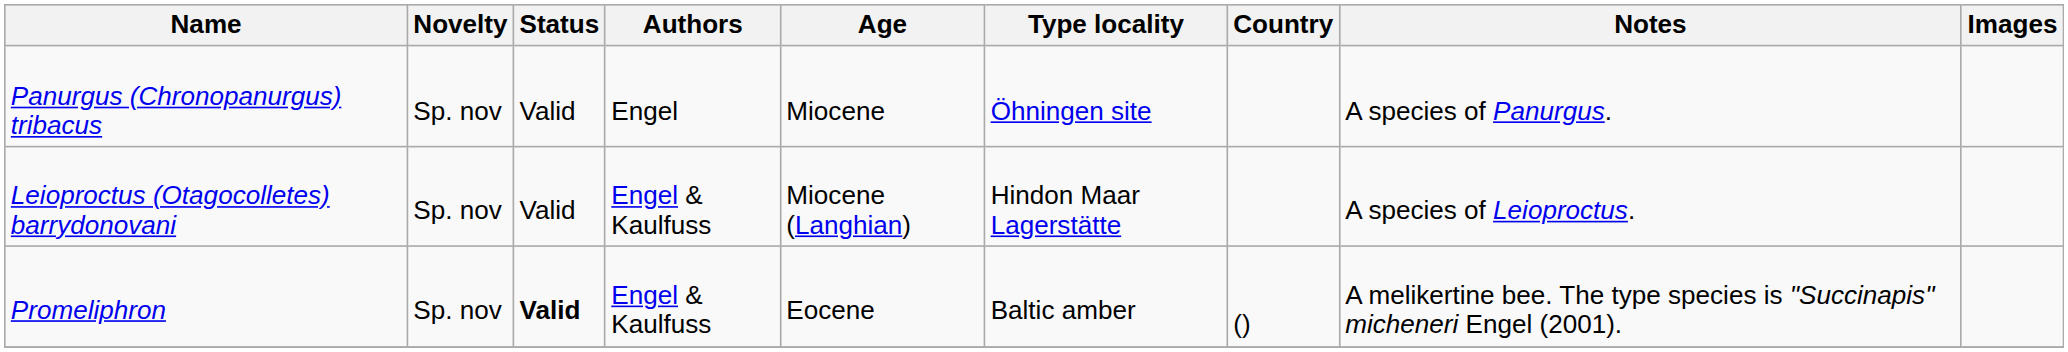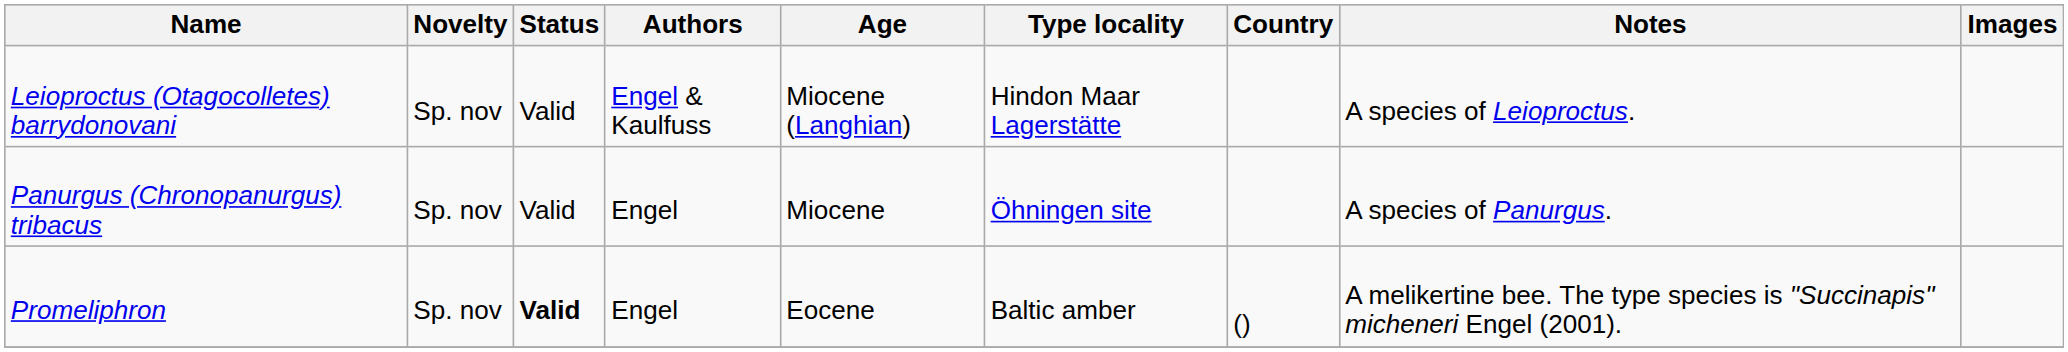rows swapped: (170, 210) <-> (176, 110)
(661, 310) Engel & Kaulfuss -> (645, 310) Engel
